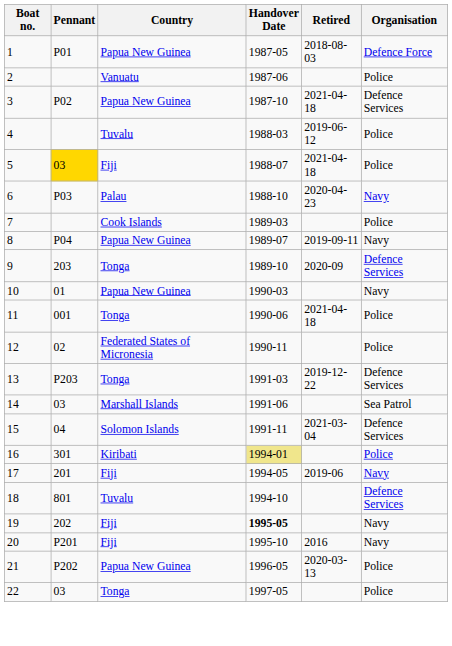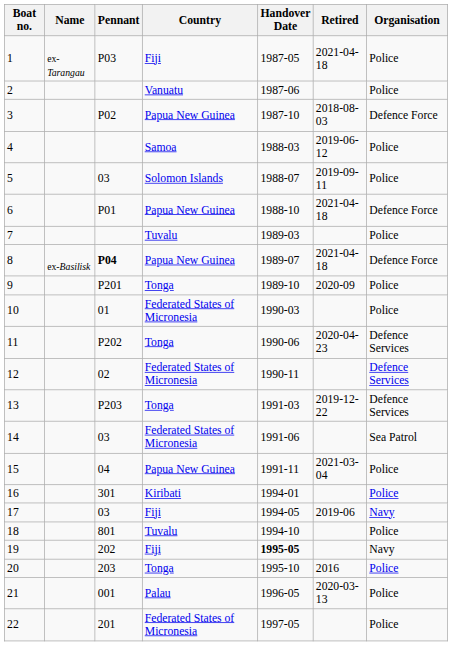+ column: (70, 20)
(63, 51) P01 -> (107, 58) P03
(146, 51) Papua New Guinea -> (153, 58) Fiji
(326, 51) 2018-08-03 -> (337, 58) 2021-04-18
(398, 51) Defence Force -> (384, 58) Police
(326, 102) 2021-04-18 -> (337, 115) 2018-08-03
(384, 102) Defence Services -> (404, 115) Defence Force
(117, 133) Tuvalu -> (161, 146) Samoa
(59, 165) gold background -> (104, 178) no background
(109, 165) Fiji -> (184, 178) Solomon Islands
(326, 165) 2021-04-18 -> (337, 178) 2019-09-11
(63, 197) P03 -> (107, 210) P01
(113, 197) Palau -> (190, 210) Papua New Guinea
(326, 197) 2020-04-23 -> (337, 210) 2021-04-18
(376, 197) Navy -> (404, 210) Defence Force
(131, 222) Cook Islands -> (161, 235) Tuvalu
(63, 240) normal -> (107, 260) bold
(331, 240) 2019-09-11 -> (337, 260) 2021-04-18
(376, 240) Navy -> (404, 260) Defence Force
(62, 265) 203 -> (110, 285) P201
(384, 265) Defence Services -> (384, 285) Police
(146, 290) Papua New Guinea -> (189, 310) Federated States of Micronesia
(376, 290) Navy -> (384, 310) Police
(62, 316) 001 -> (110, 342) P202
(326, 316) 2021-04-18 -> (337, 342) 2020-04-23
(378, 316) Police -> (389, 342) Defence Services
(378, 347) Police -> (389, 374) Defence Services
(139, 404) Marshall Islands -> (189, 437) Federated States of Micronesia
(140, 429) Solomon Islands -> (190, 469) Papua New Guinea
(384, 429) Defence Services -> (384, 469) Police
(268, 454) khaki background -> (280, 494) no background
(62, 473) 201 -> (104, 512) 03
(384, 498) Defence Services -> (384, 531) Police
(66, 541) P201 -> (107, 568) 203
(109, 541) Fiji -> (159, 568) Tonga
(376, 541) Navy -> (384, 568) Police
(66, 567) P202 -> (107, 593) 001
(146, 567) Papua New Guinea -> (158, 593) Palau
(59, 592) 03 -> (107, 624) 201
(115, 592) Tonga -> (189, 624) Federated States of Micronesia
